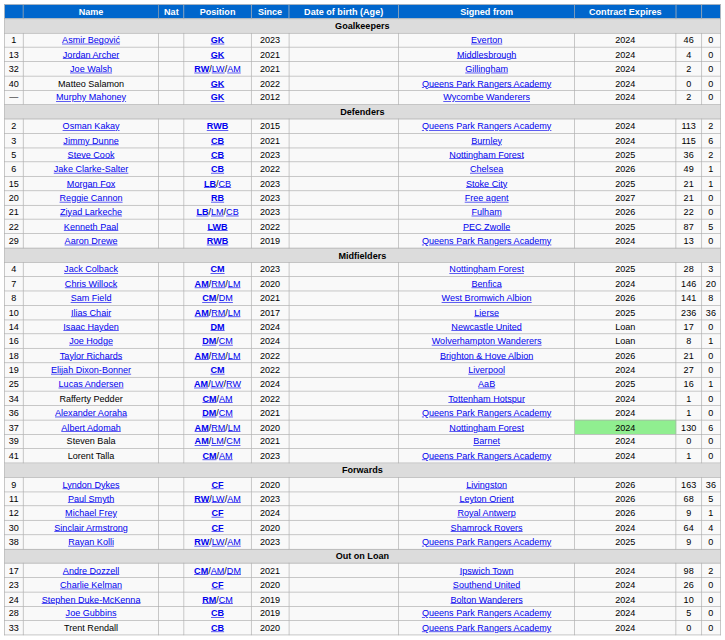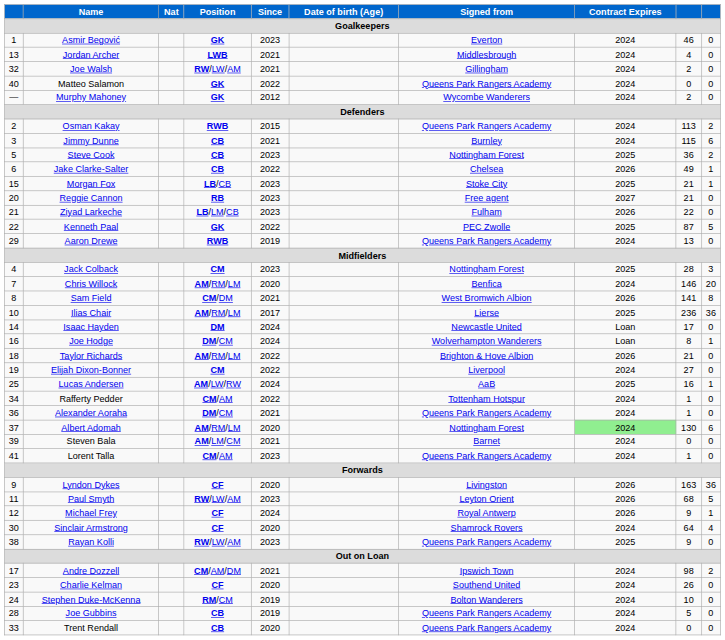(218, 55) GK -> (218, 55) LWB
(218, 227) LWB -> (218, 227) GK
